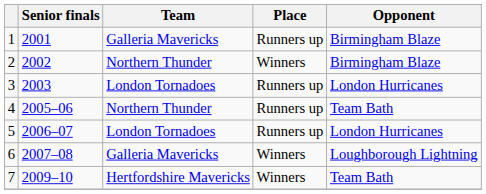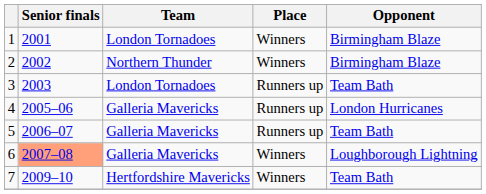(162, 39) Galleria Mavericks -> (161, 39) London Tornadoes
(290, 39) Runners up -> (281, 39) Winners
(386, 85) London Hurricanes -> (362, 85) Team Bath
(159, 108) Northern Thunder -> (162, 108) Galleria Mavericks
(362, 108) Team Bath -> (386, 108) London Hurricanes
(161, 131) London Tornadoes -> (162, 131) Galleria Mavericks
(386, 131) London Hurricanes -> (362, 131) Team Bath
(47, 154) no background -> (47, 154) lightsalmon background
